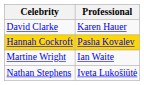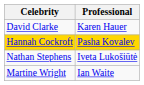rows swapped: (39, 73) <-> (36, 57)
